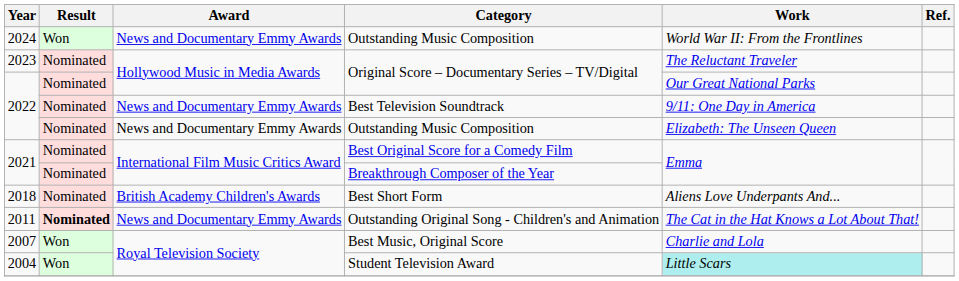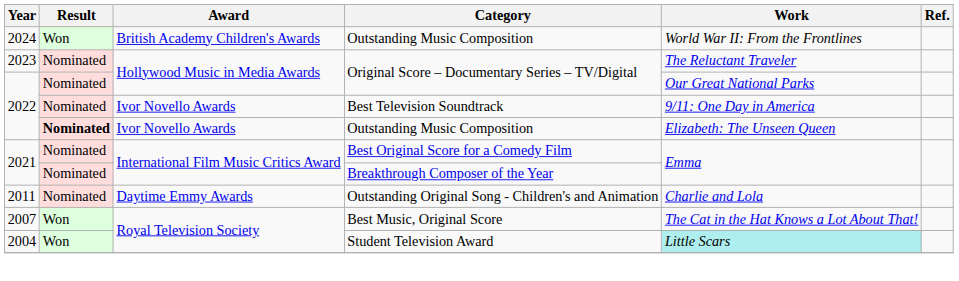(229, 38) News and Documentary Emmy Awards -> (218, 38) British Academy Children's Awards
(229, 106) News and Documentary Emmy Awards -> (176, 106) Ivor Novello Awards
(74, 128) normal -> (76, 128) bold
(229, 128) News and Documentary Emmy Awards -> (176, 128) Ivor Novello Awards
- row: (22, 196)
(76, 219) bold -> (74, 196) normal
(229, 219) News and Documentary Emmy Awards -> (185, 196) Daytime Emmy Awards
(792, 219) The Cat in the Hat Knows a Lot About That! -> (714, 196) Charlie and Lola
(715, 241) Charlie and Lola -> (792, 219) The Cat in the Hat Knows a Lot About That!
